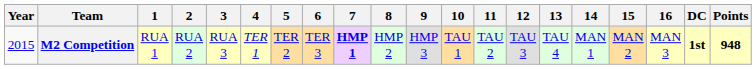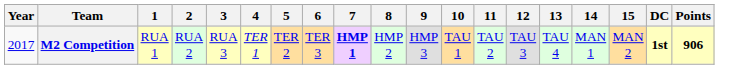- column: (665, 15)
(21, 44) 2015 -> (21, 44) 2017
(731, 44) 948 -> (693, 44) 906
